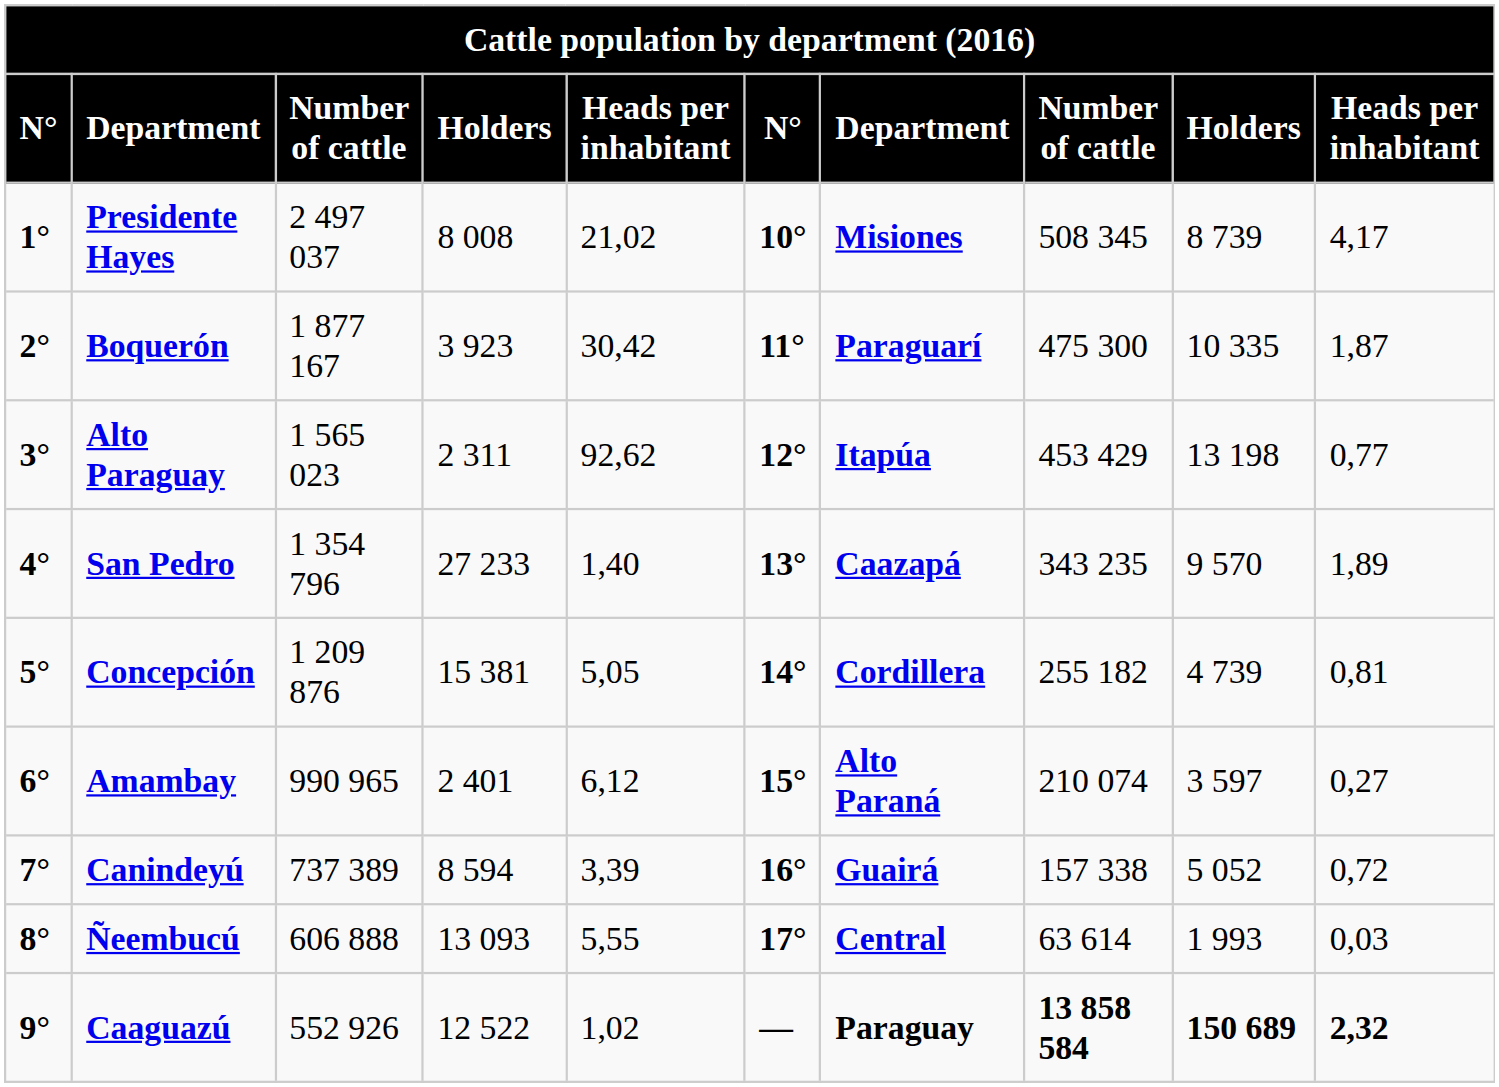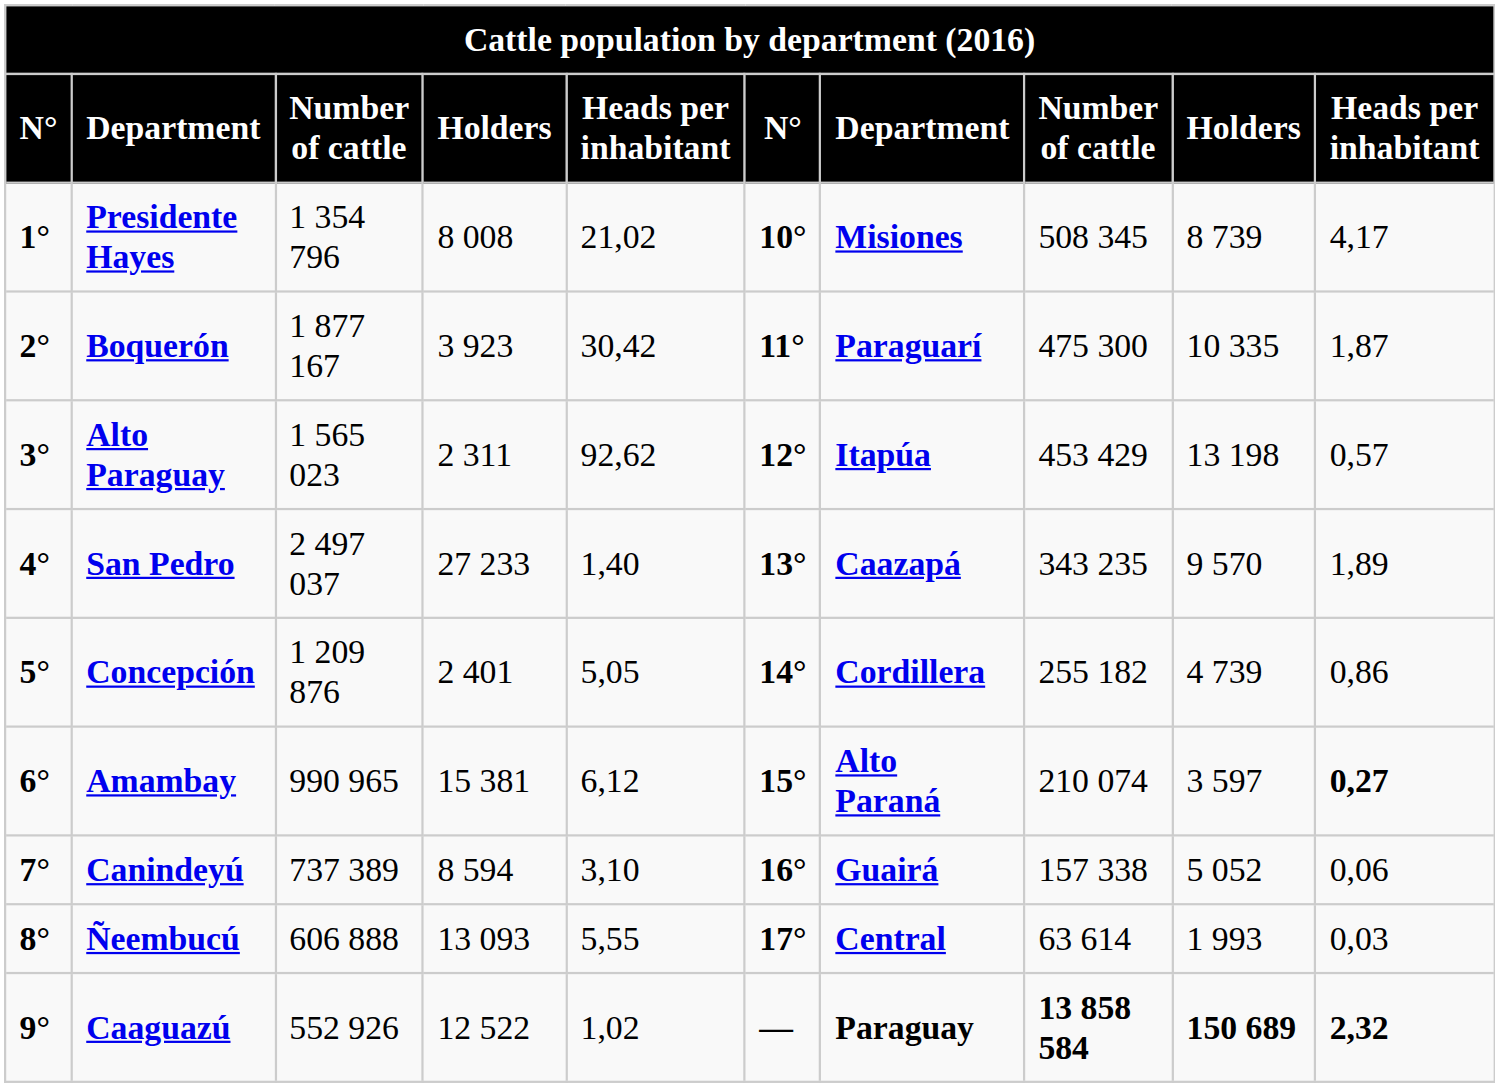(327, 236) 2 497 037 -> (327, 236) 1 354 796
(1359, 454) 0,77 -> (1359, 454) 0,57
(327, 563) 1 354 796 -> (327, 563) 2 497 037
(484, 671) 15 381 -> (475, 671) 2 401
(1359, 671) 0,81 -> (1359, 671) 0,86
(475, 780) 2 401 -> (484, 780) 15 381
(1359, 780) normal -> (1359, 780) bold
(610, 869) 3,39 -> (610, 869) 3,10
(1359, 869) 0,72 -> (1359, 869) 0,06
